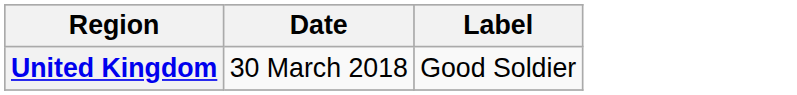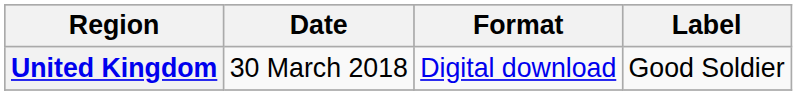+ column: (518, 25)
